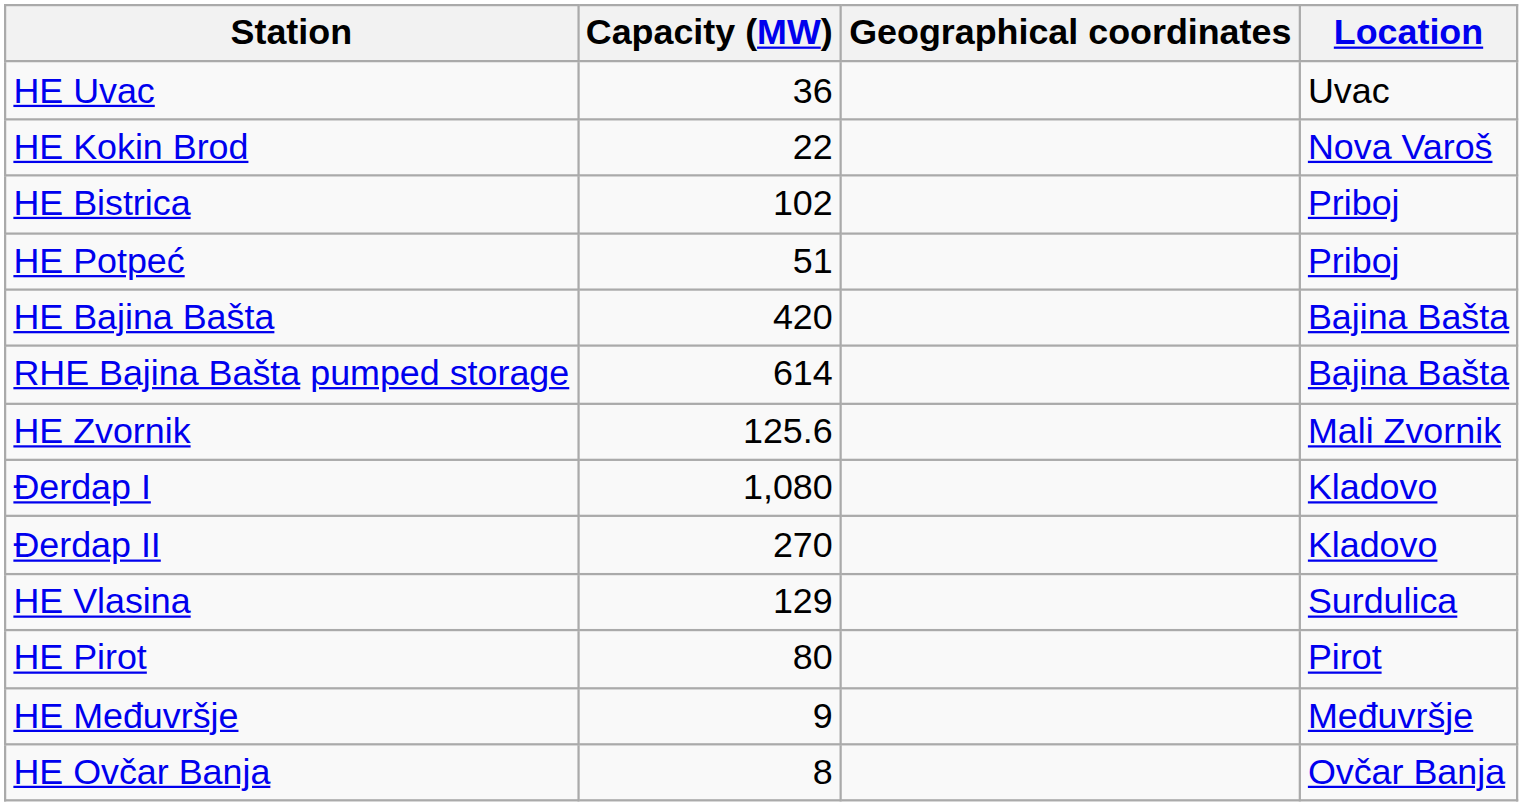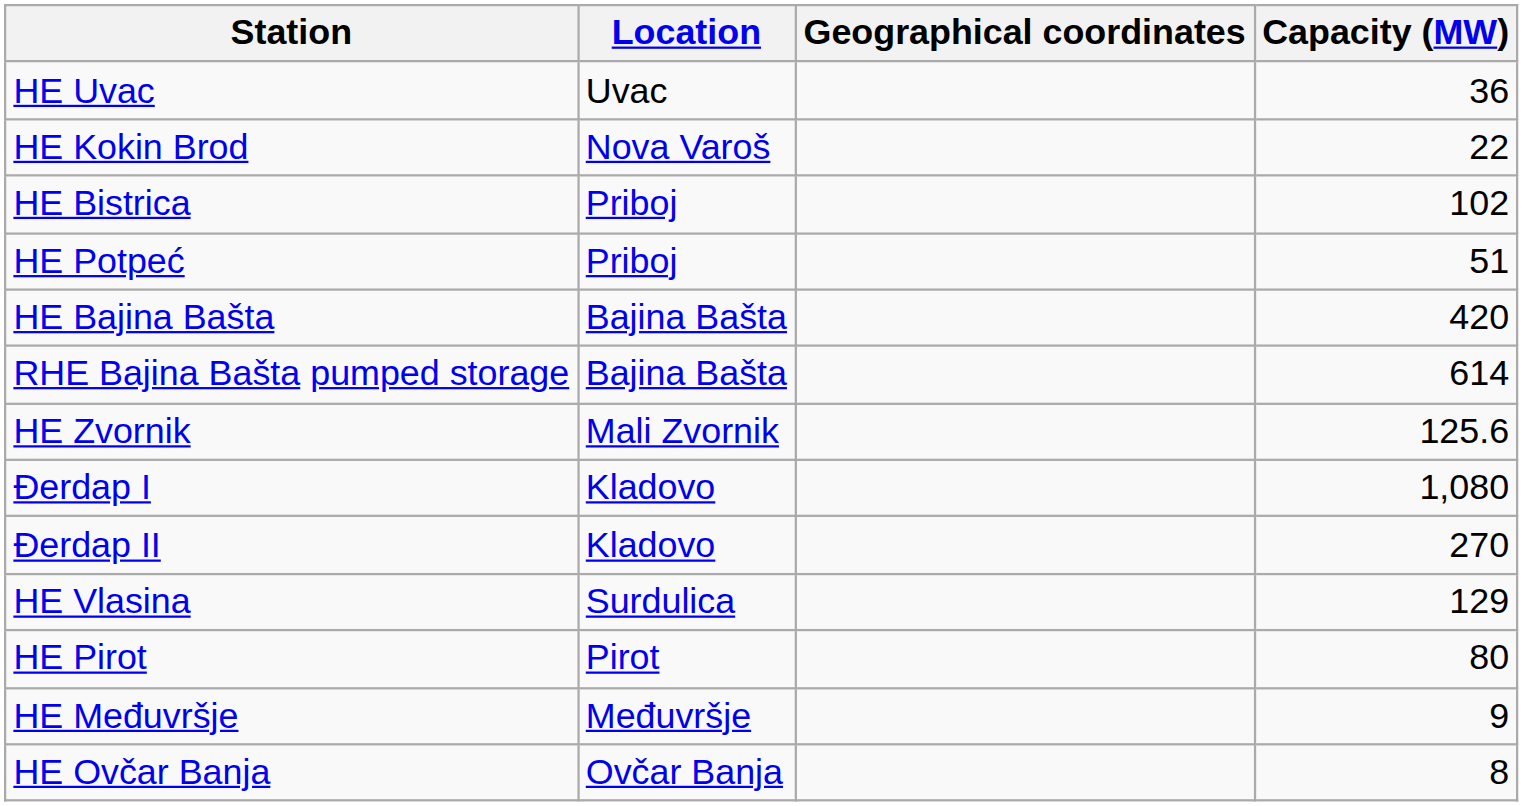columns swapped: (1408, 32) <-> (709, 32)
